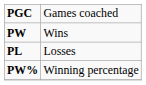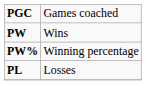rows swapped: (15, 51) <-> (23, 70)
